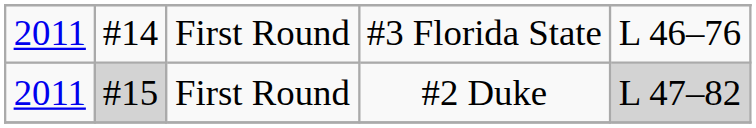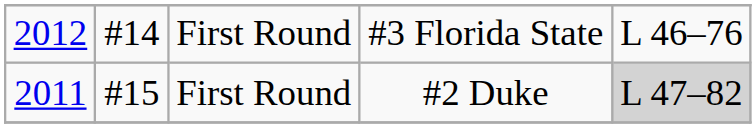(50, 33) 2011 -> (50, 33) 2012
(130, 92) lightgrey background -> (132, 92) no background
